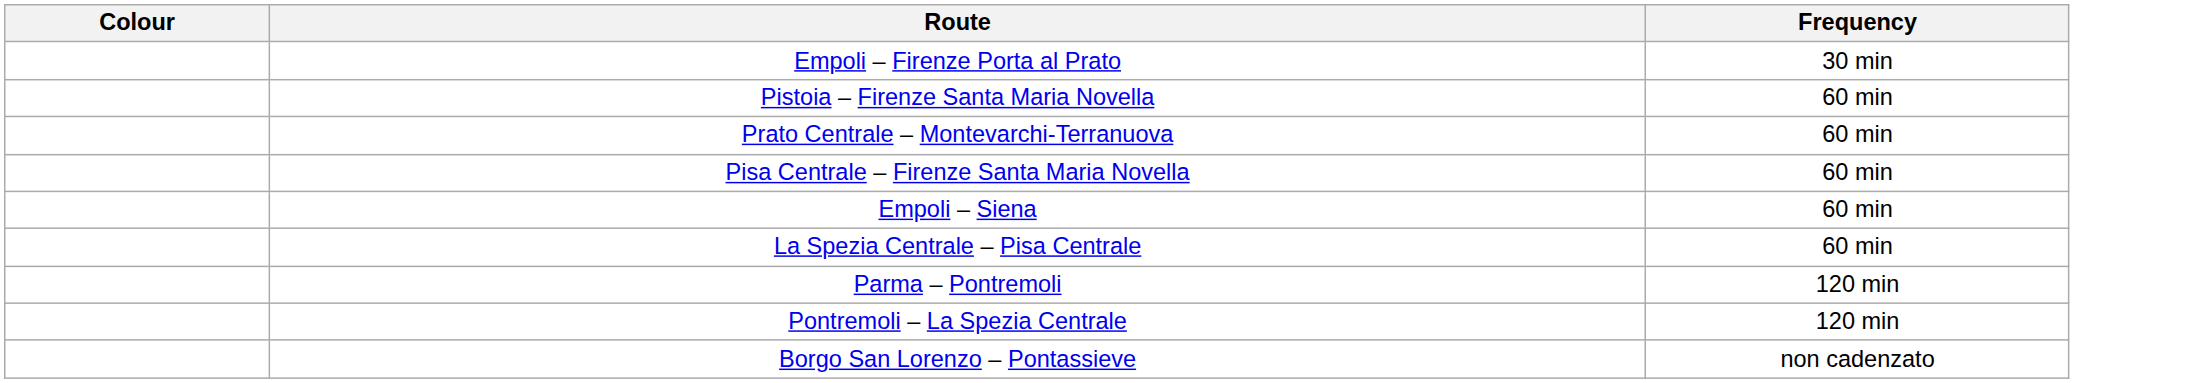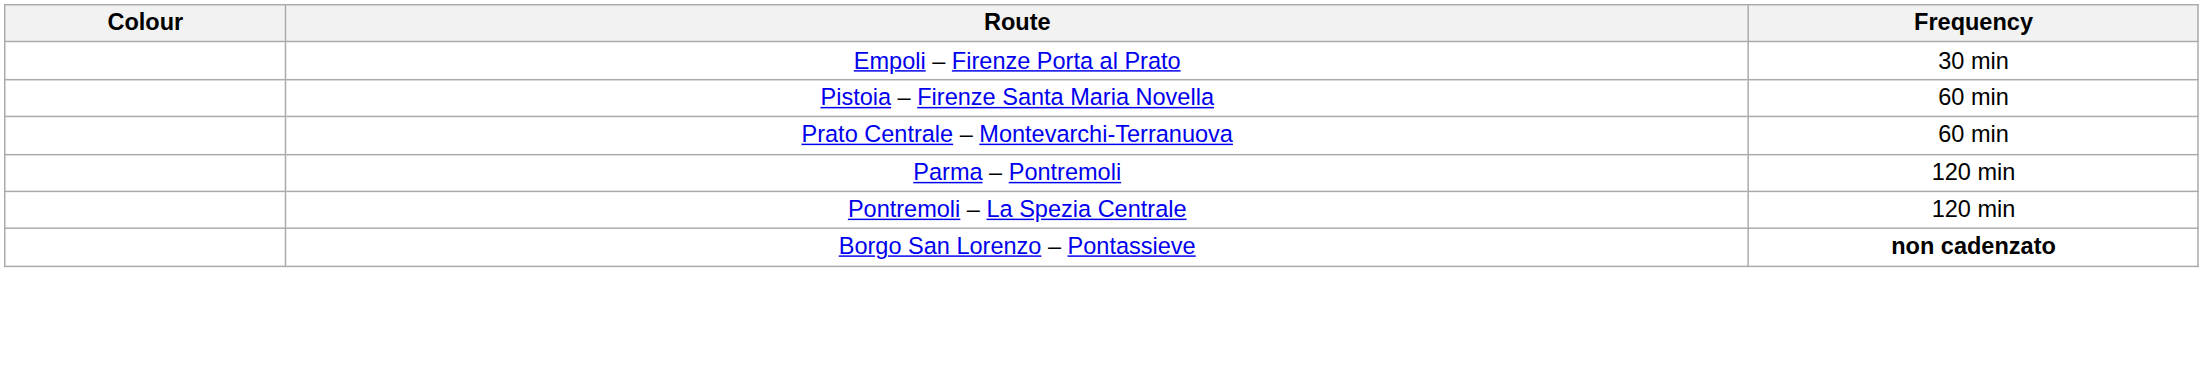- row: (958, 172)
- row: (958, 209)
- row: (958, 246)
(1858, 358) normal -> (1974, 246) bold
